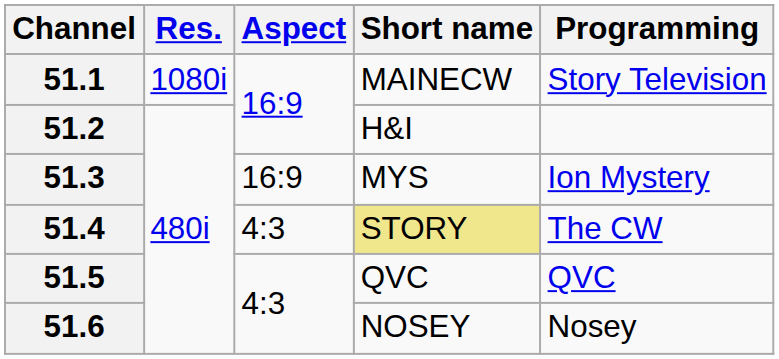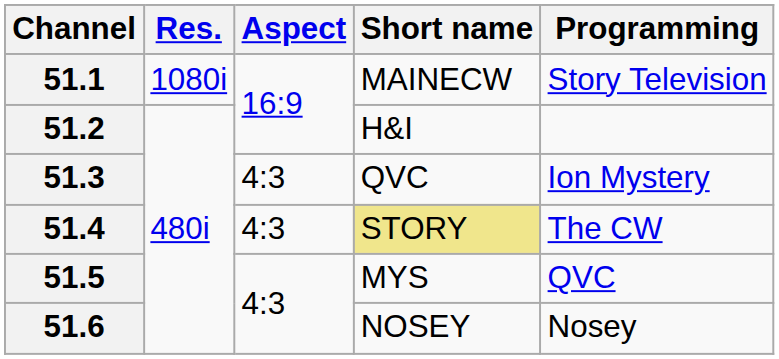(272, 178) 16:9 -> (263, 178) 4:3
(395, 178) MYS -> (395, 178) QVC
(395, 278) QVC -> (395, 278) MYS
